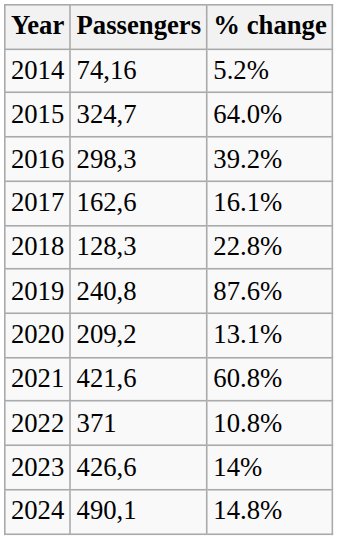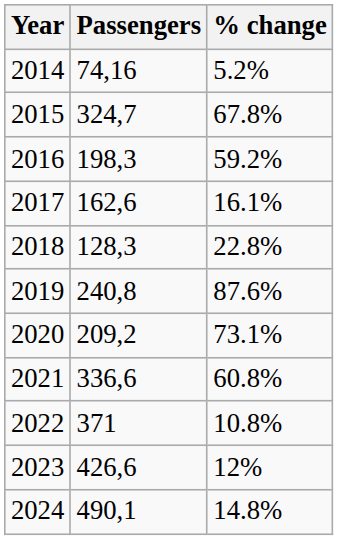(248, 114) 64.0% -> (248, 114) 67.8%
(107, 158) 298,3 -> (107, 158) 198,3
(248, 158) 39.2% -> (248, 158) 59.2%
(248, 334) 13.1% -> (248, 334) 73.1%
(107, 378) 421,6 -> (107, 378) 336,6
(238, 467) 14% -> (238, 467) 12%
